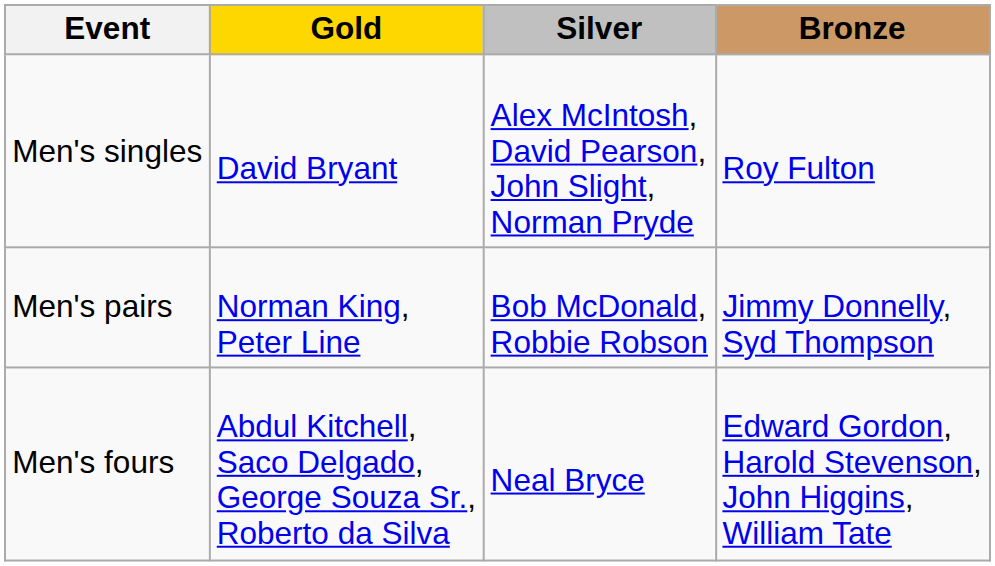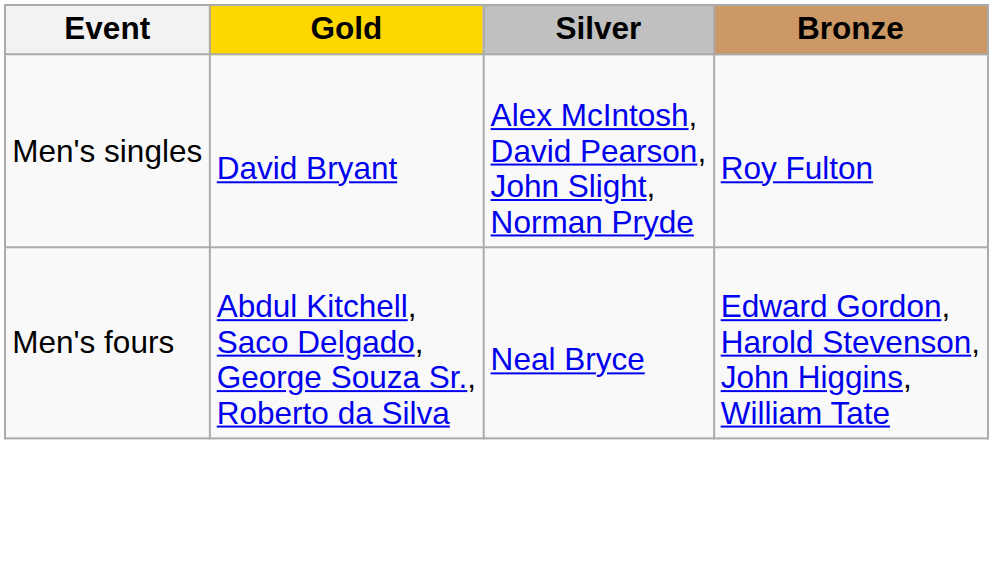- row: (92, 306)
